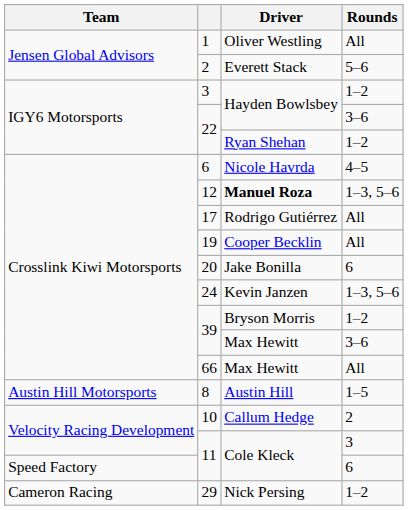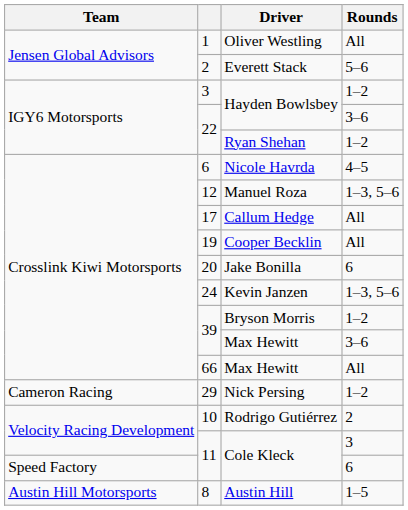(268, 192) bold -> (266, 192) normal
(281, 217) Rodrigo Gutiérrez -> (269, 217) Callum Hedge
rows swapped: (205, 392) <-> (209, 492)
(269, 417) Callum Hedge -> (281, 417) Rodrigo Gutiérrez
